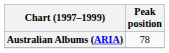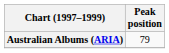(145, 39) 78 -> (145, 39) 79
